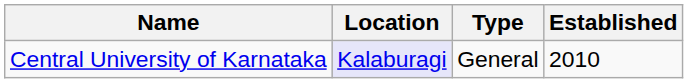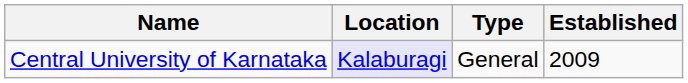(575, 58) 2010 -> (575, 58) 2009
